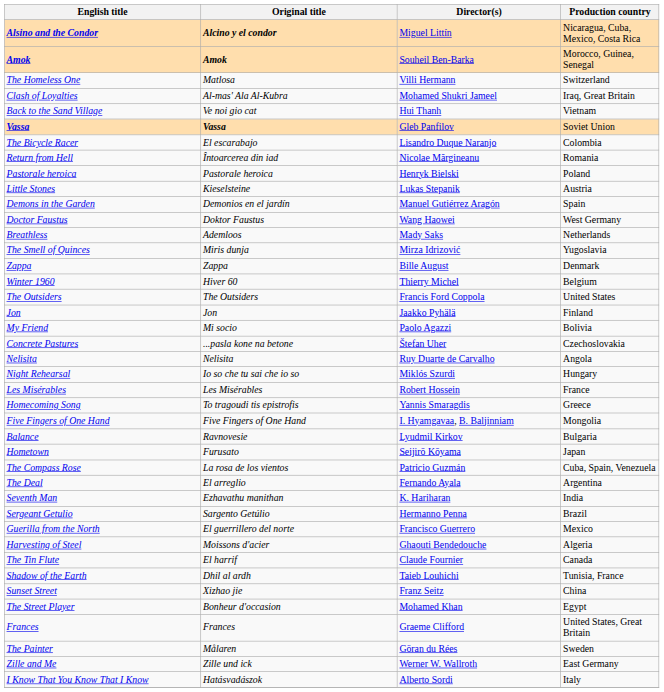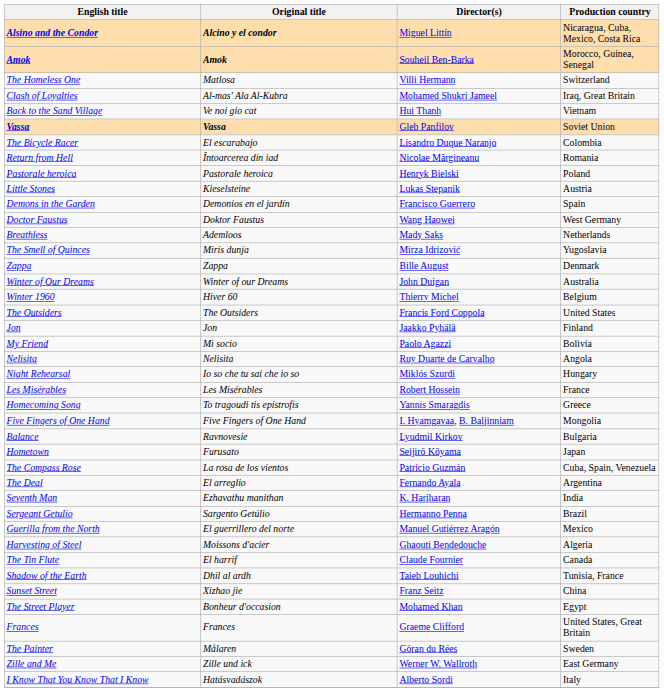(450, 204) Manuel Gutiérrez Aragón -> (437, 204) Francisco Guerrero
+ row: (50, 281)
- row: (42, 343)
(437, 529) Francisco Guerrero -> (450, 529) Manuel Gutiérrez Aragón
